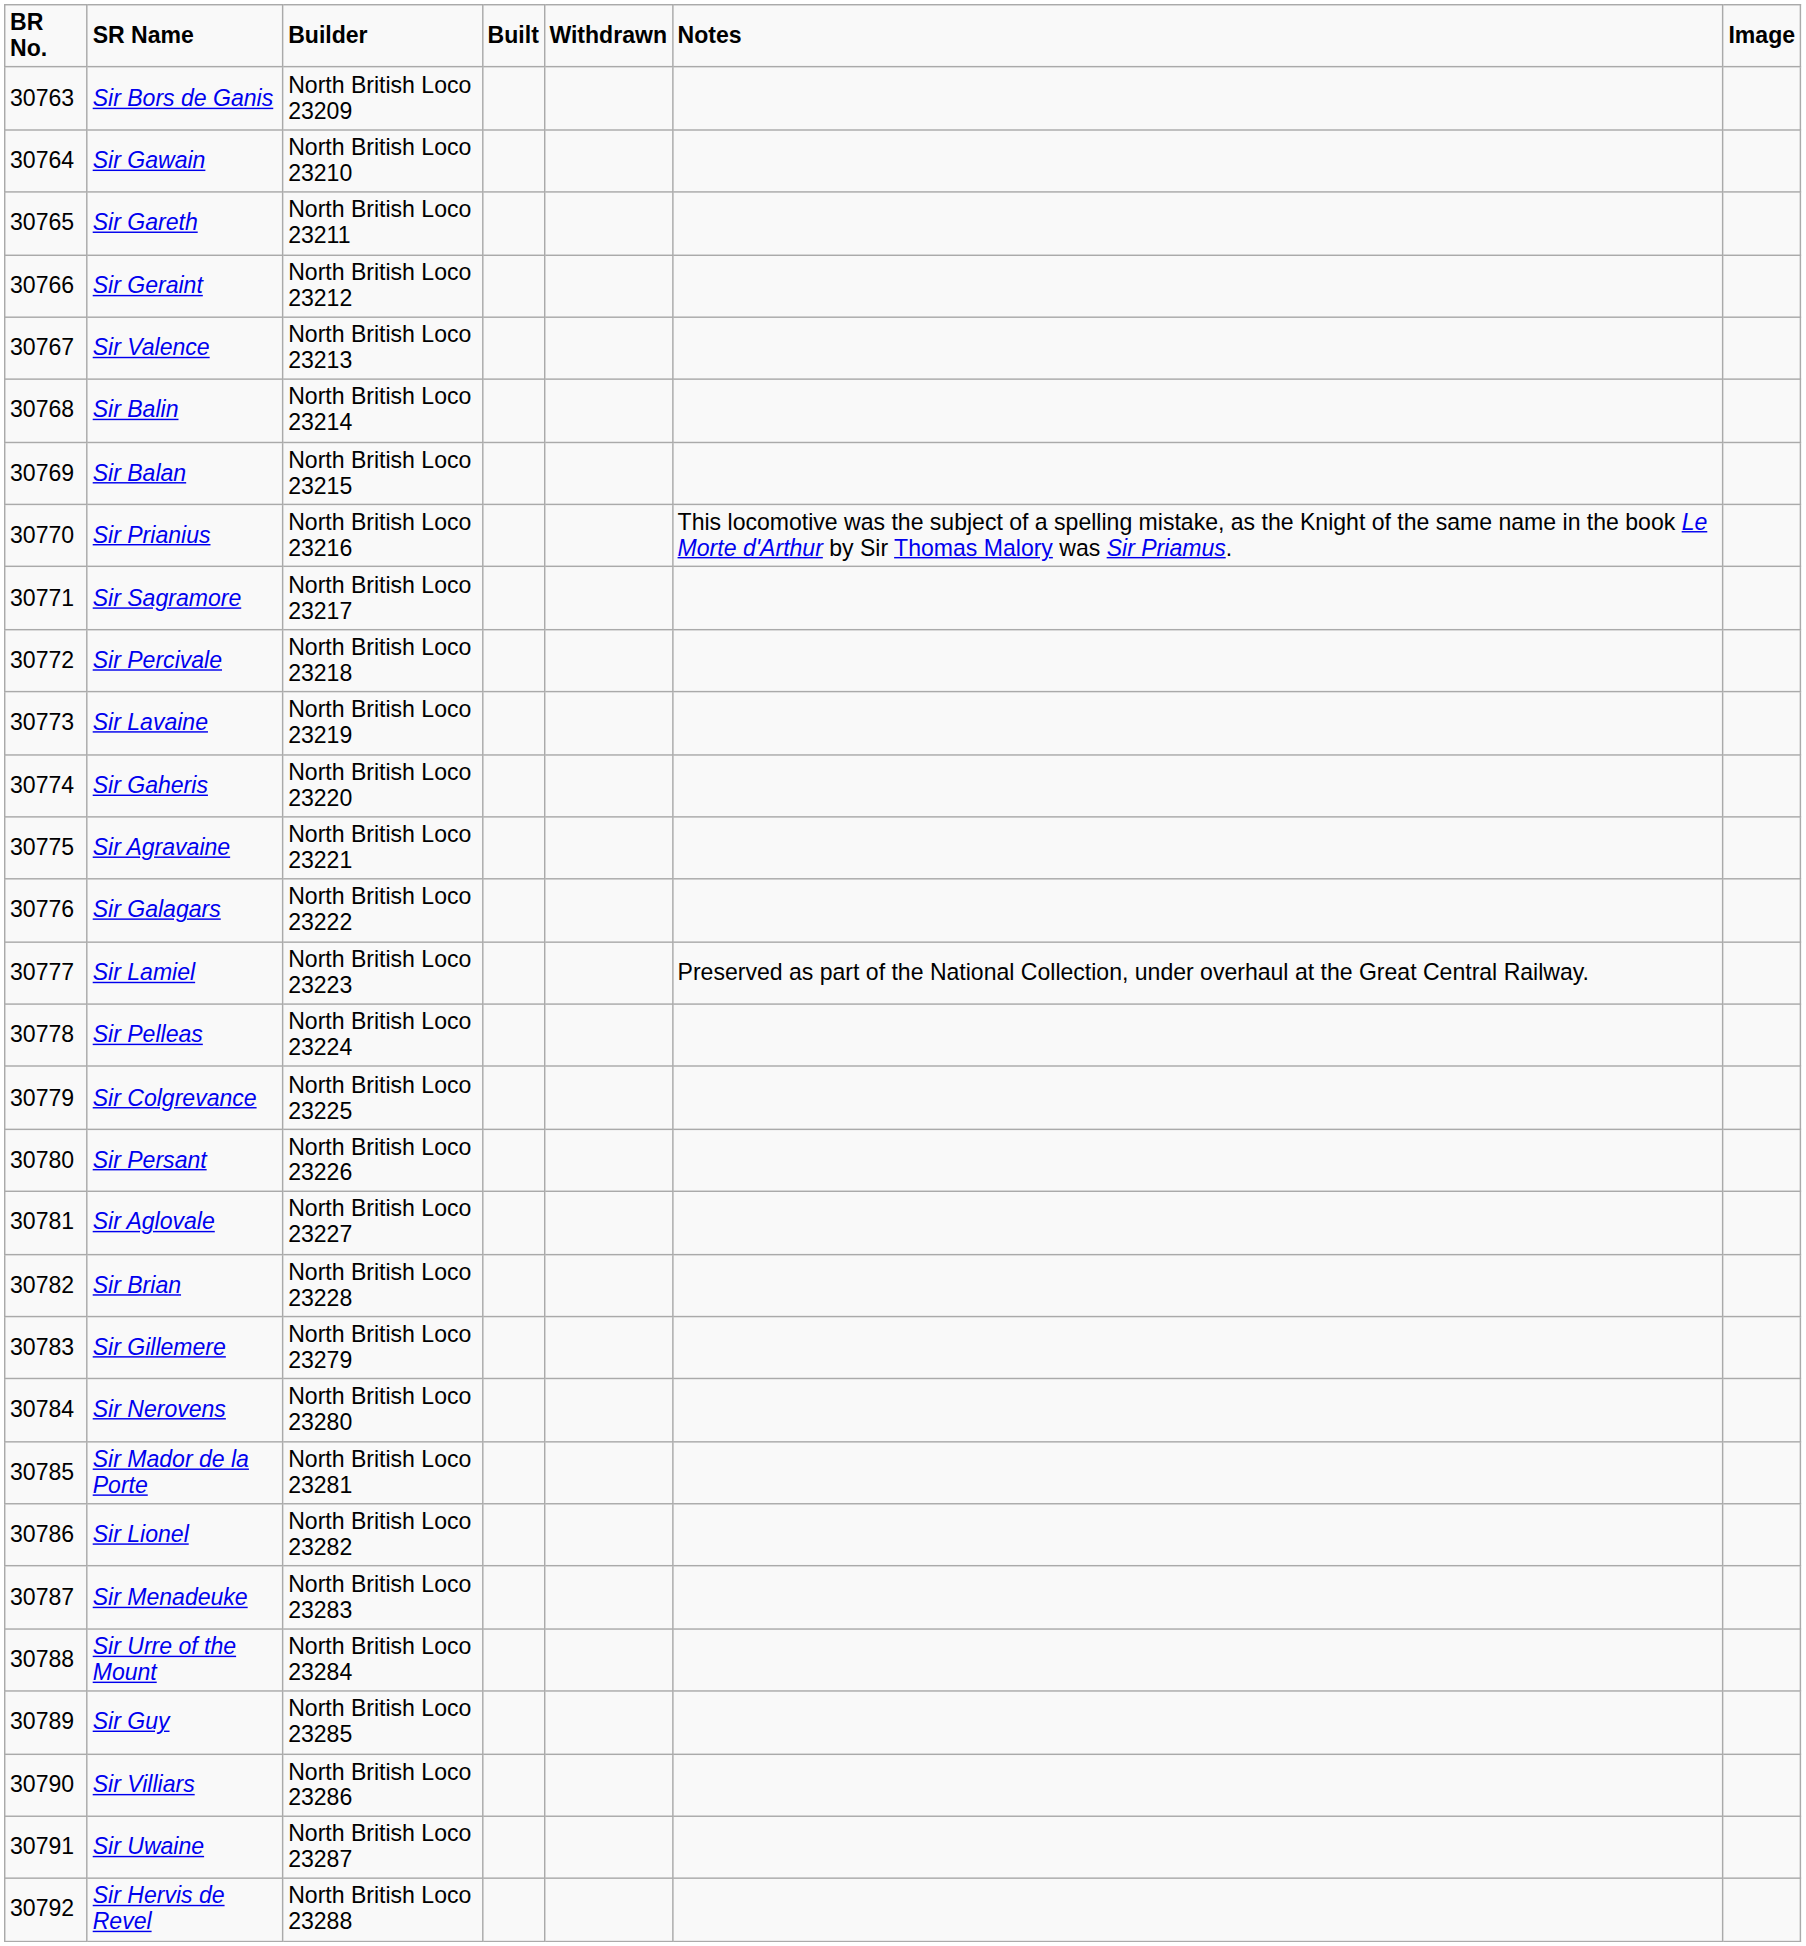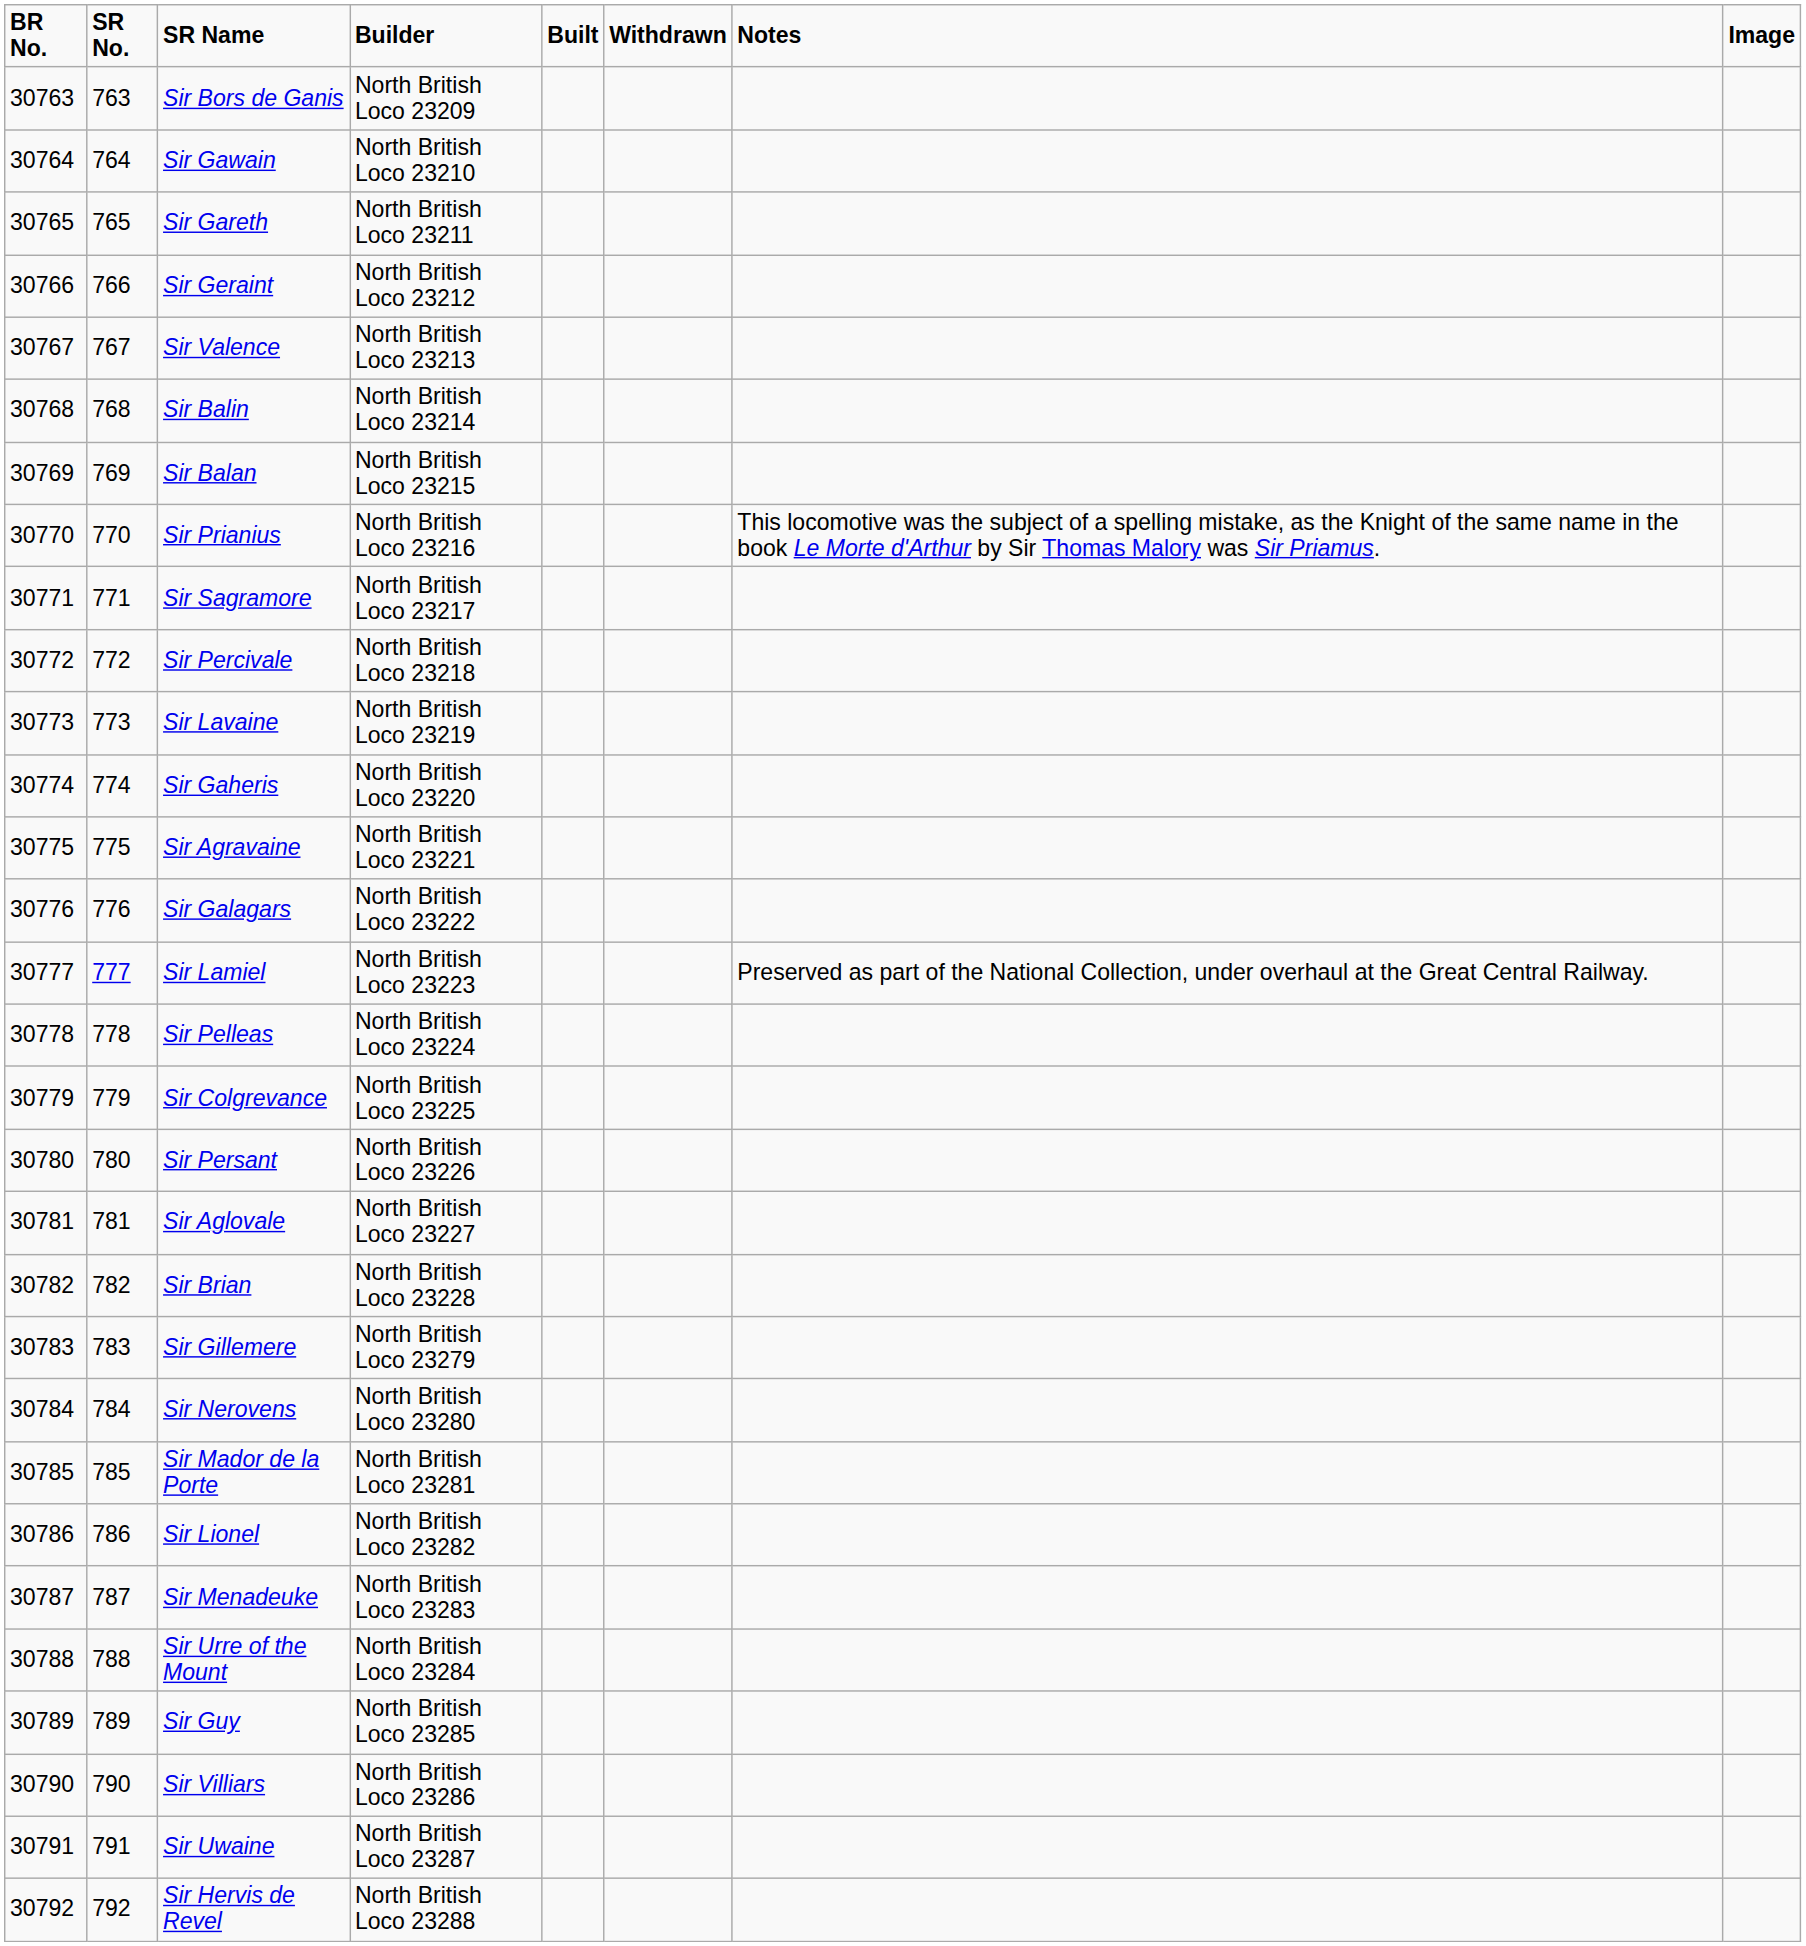+ column: (111, 35)
